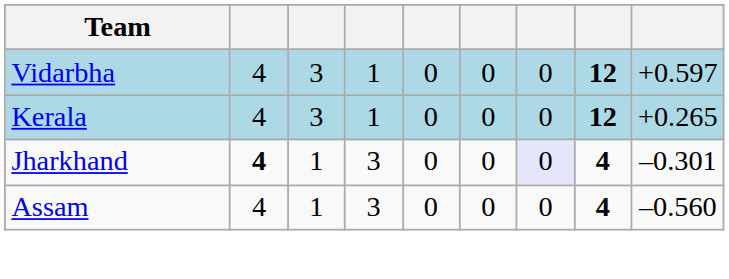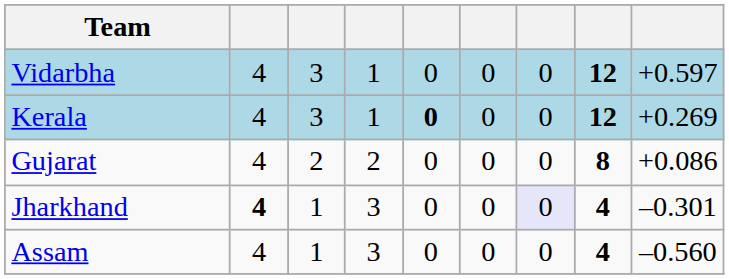(431, 116) normal -> (431, 116) bold
(678, 116) +0.265 -> (678, 116) +0.269
+ row: (54, 161)
